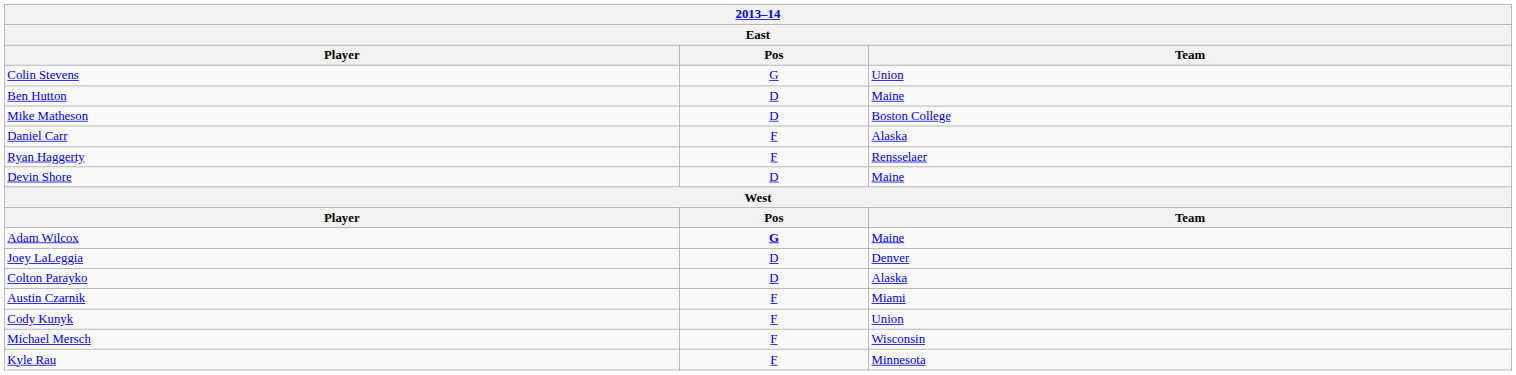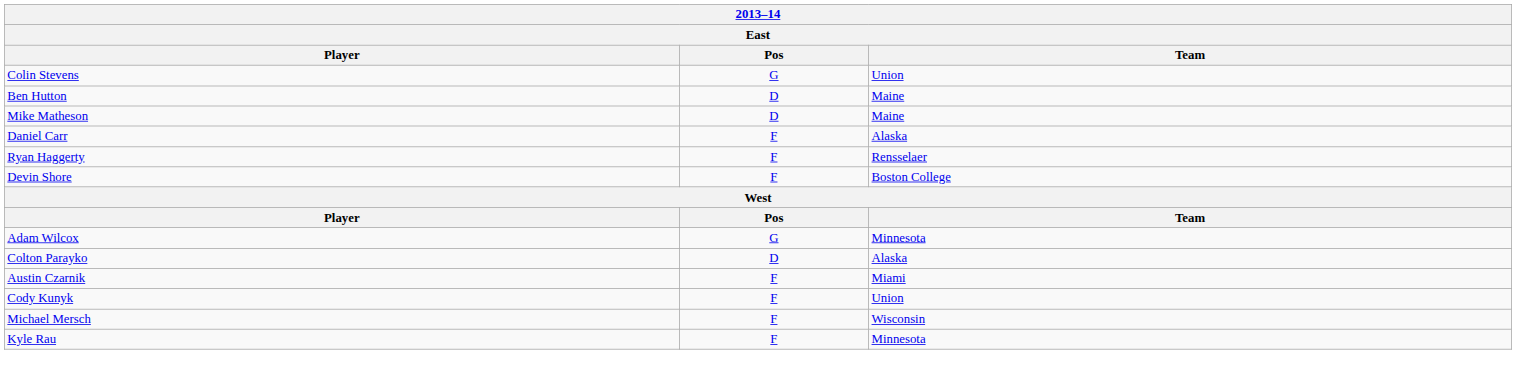(911, 116) Boston College -> (888, 116) Maine
(774, 177) D -> (774, 177) F
(888, 177) Maine -> (911, 177) Boston College
(774, 237) bold -> (774, 237) normal
(888, 237) Maine -> (899, 237) Minnesota
- row: (45, 258)
